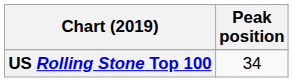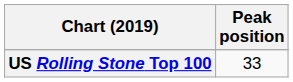(252, 63) 34 -> (252, 63) 33
